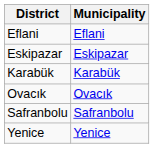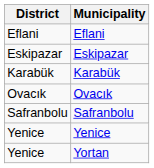+ row: (91, 152)
